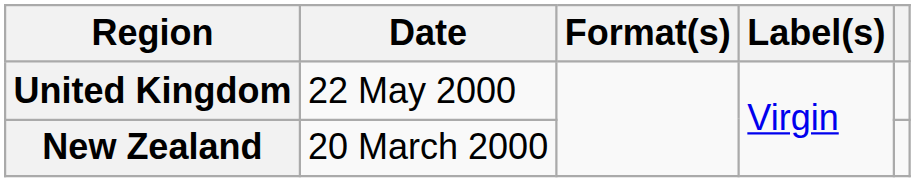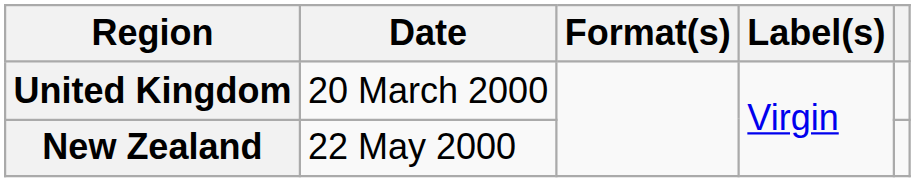(412, 90) 22 May 2000 -> (428, 90) 20 March 2000
(428, 147) 20 March 2000 -> (412, 147) 22 May 2000
